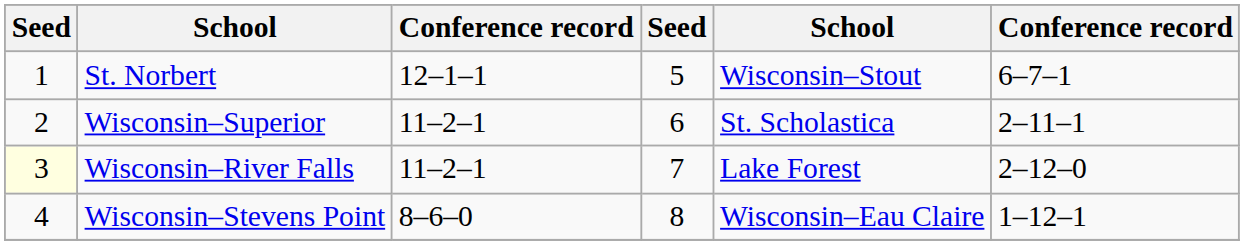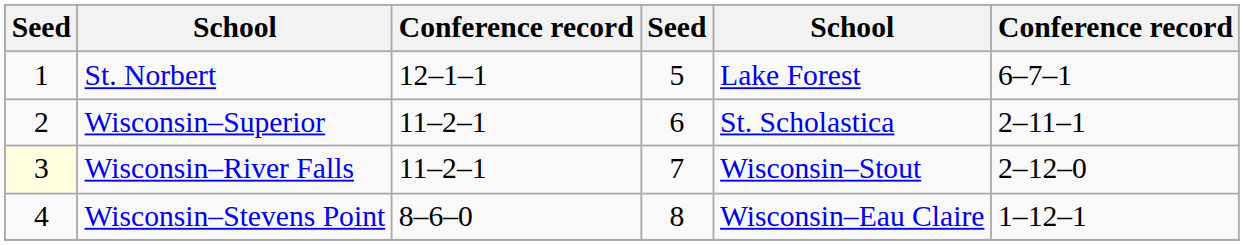(821, 74) Wisconsin–Stout -> (790, 74) Lake Forest
(790, 168) Lake Forest -> (821, 168) Wisconsin–Stout
